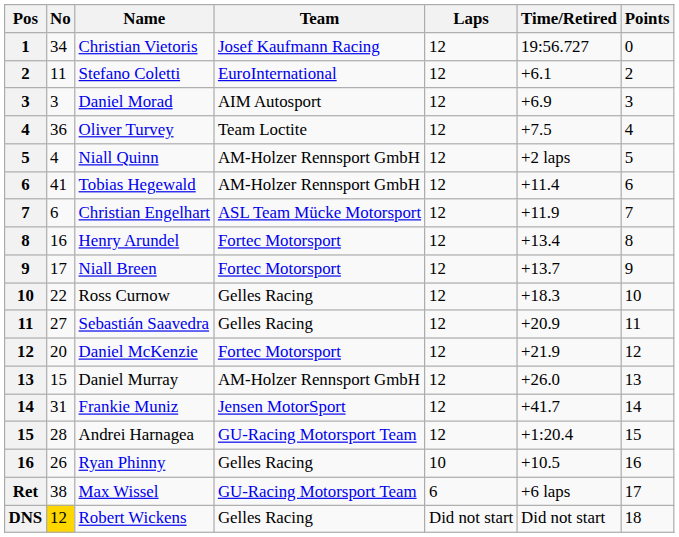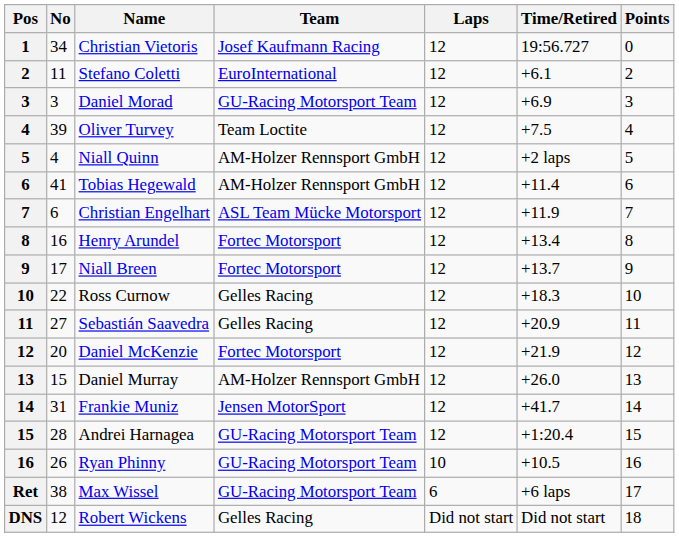(270, 102) AIM Autosport -> (317, 102) GU-Racing Motorsport Team
(59, 129) 36 -> (59, 129) 39
(265, 463) Gelles Racing -> (317, 463) GU-Racing Motorsport Team
(59, 518) gold background -> (59, 518) no background
